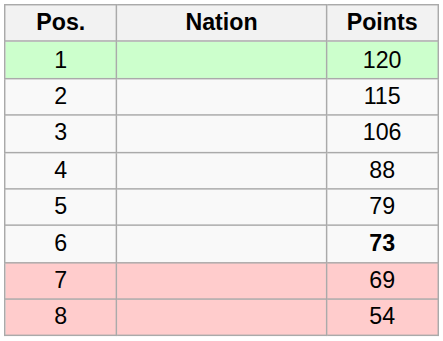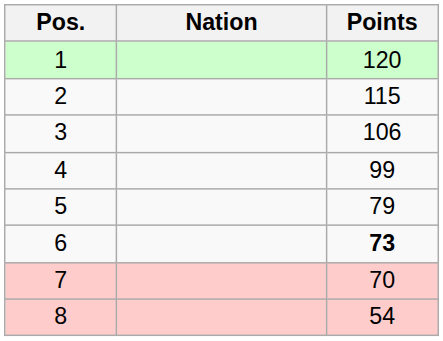(382, 170) 88 -> (382, 170) 99
(382, 280) 69 -> (382, 280) 70
